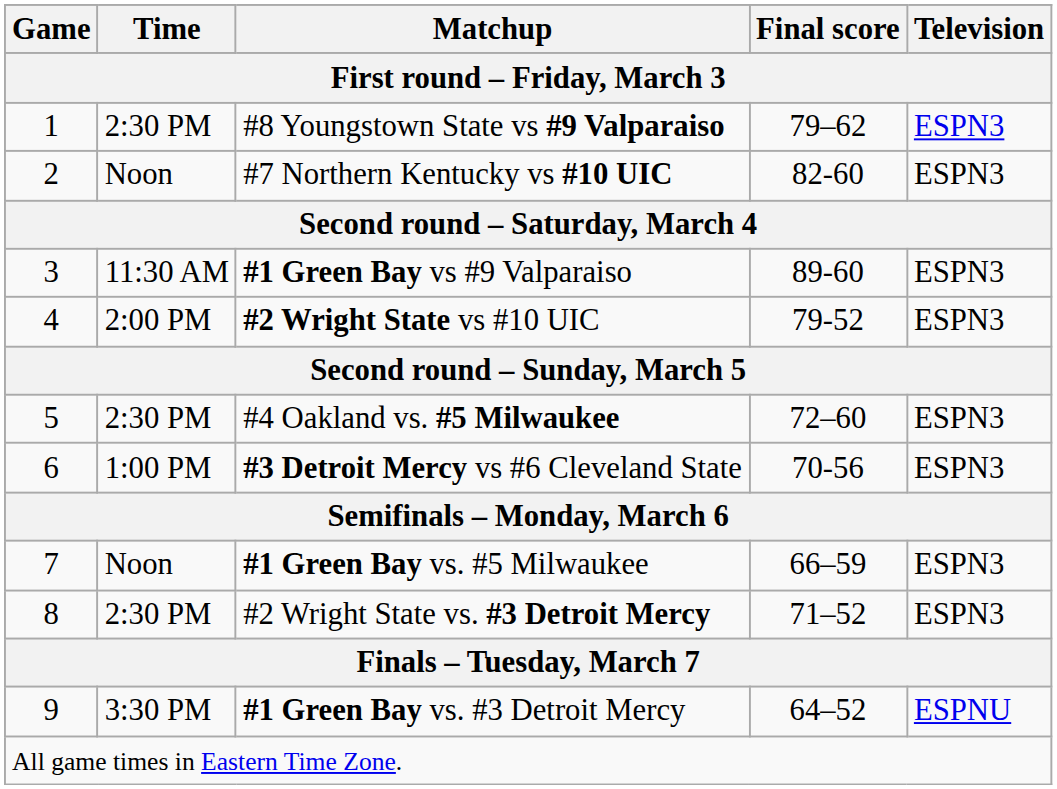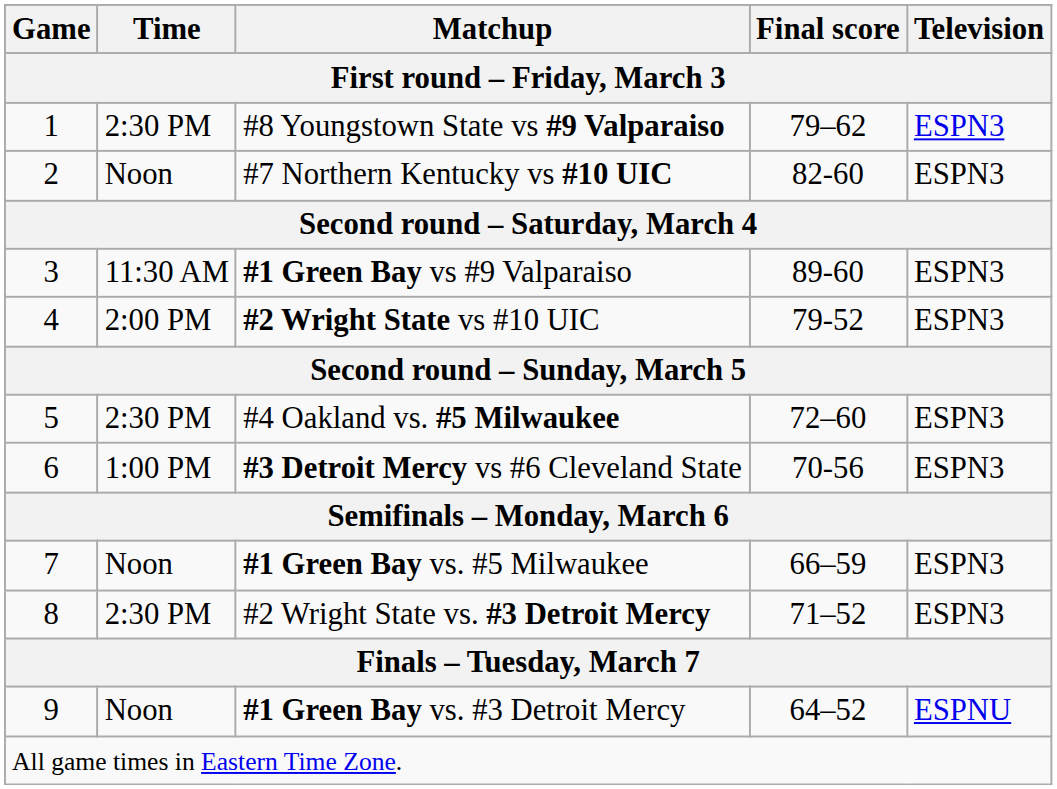(158, 710) 3:30 PM -> (139, 710) Noon
